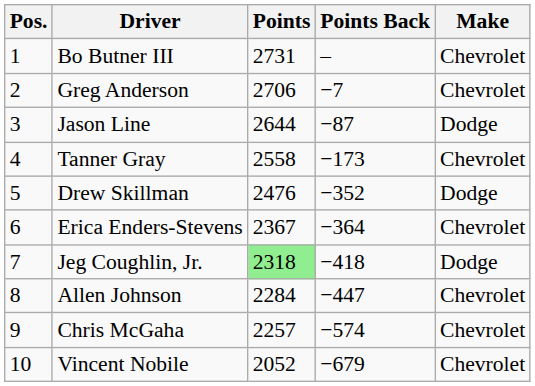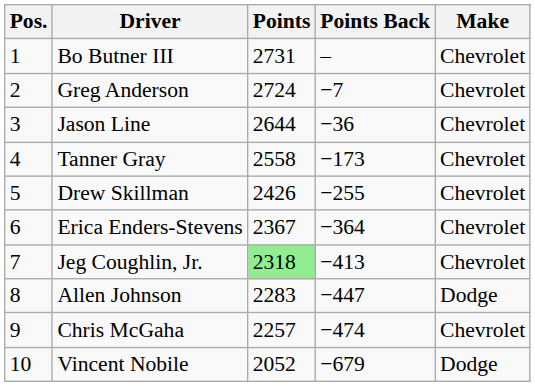(274, 90) 2706 -> (274, 90) 2724
(337, 124) −87 -> (337, 124) −36
(469, 124) Dodge -> (483, 124) Chevrolet
(274, 192) 2476 -> (274, 192) 2426
(343, 192) −352 -> (343, 192) −255
(469, 192) Dodge -> (483, 192) Chevrolet
(343, 261) −418 -> (343, 261) −413
(469, 261) Dodge -> (483, 261) Chevrolet
(274, 295) 2284 -> (274, 295) 2283
(483, 295) Chevrolet -> (469, 295) Dodge
(343, 329) −574 -> (343, 329) −474
(483, 364) Chevrolet -> (469, 364) Dodge
